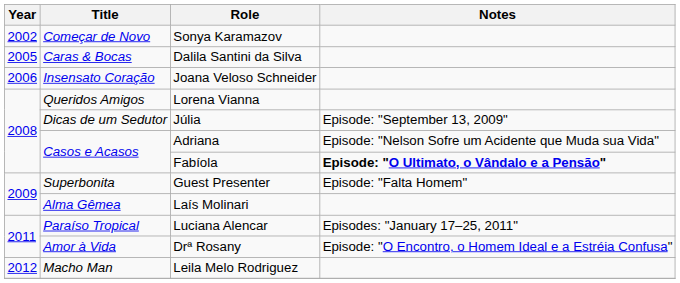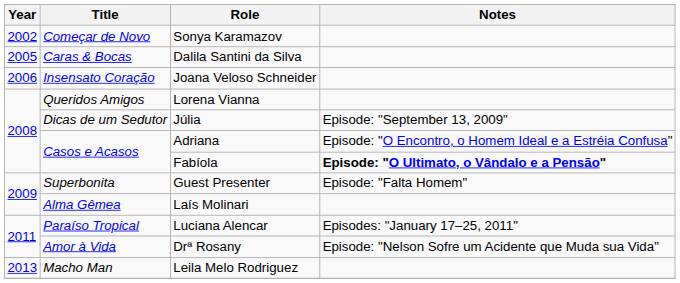(491, 141) Episode: "Nelson Sofre um Acidente que Muda sua Vida" -> (497, 141) Episode: "O Encontro, o Homem Ideal e a Estréia Confusa"
(497, 246) Episode: "O Encontro, o Homem Ideal e a Estréia Confusa" -> (491, 246) Episode: "Nelson Sofre um Acidente que Muda sua Vida"
(22, 267) 2012 -> (22, 267) 2013
